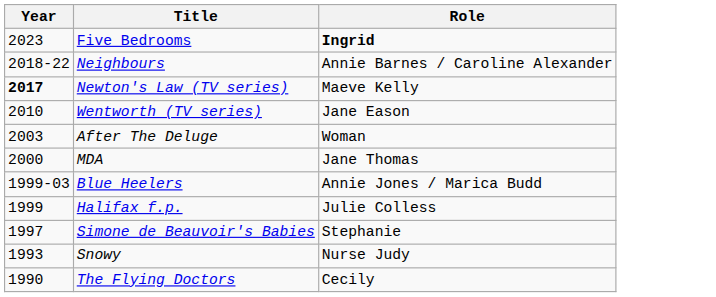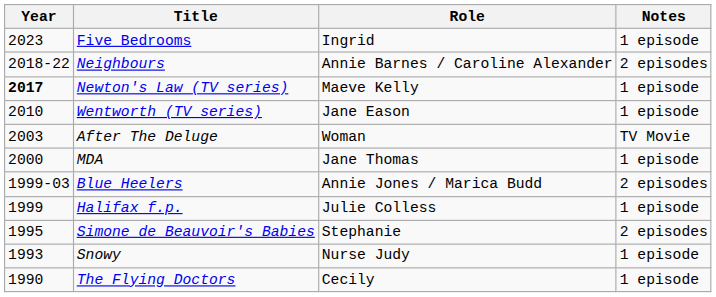+ column: (664, 17)
(348, 40) bold -> (348, 40) normal
(26, 232) 1997 -> (26, 232) 1995
